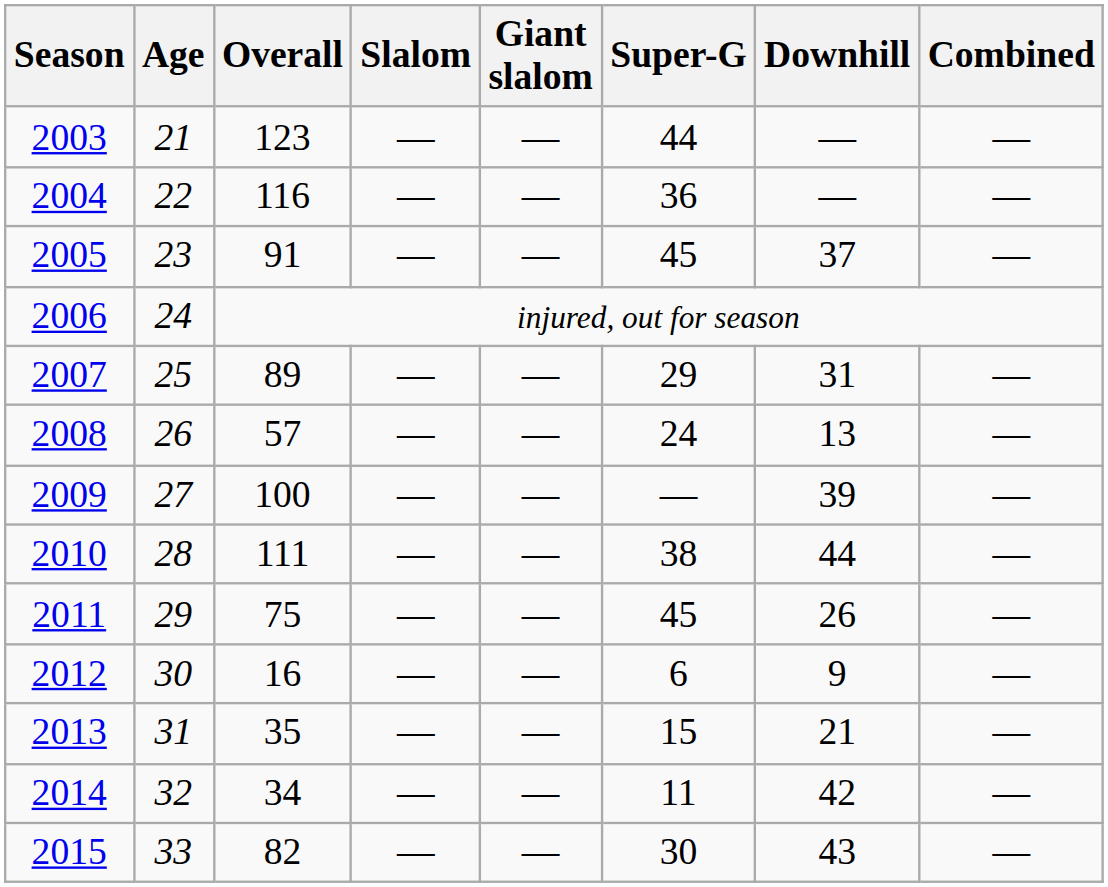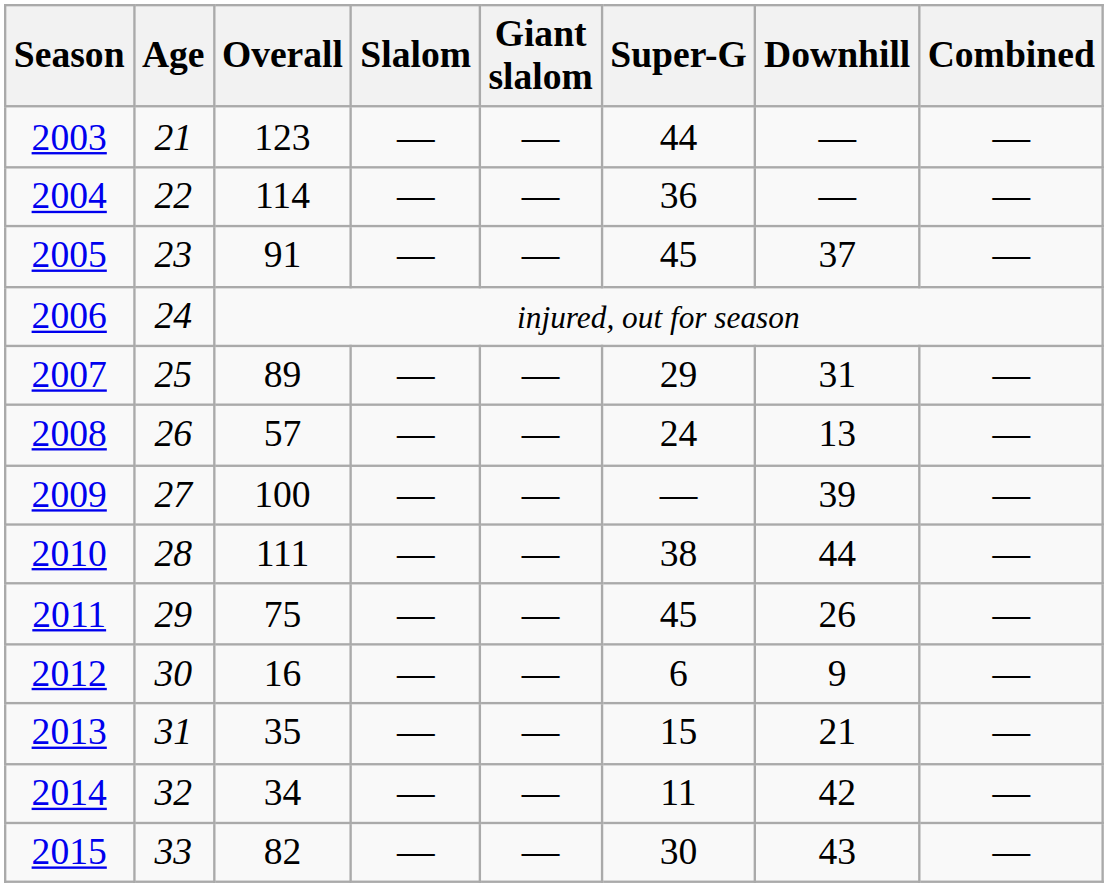(282, 195) 116 -> (282, 195) 114
